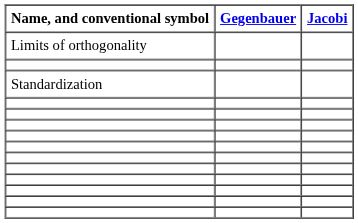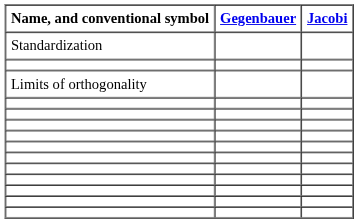rows swapped: (79, 45) <-> (57, 84)
